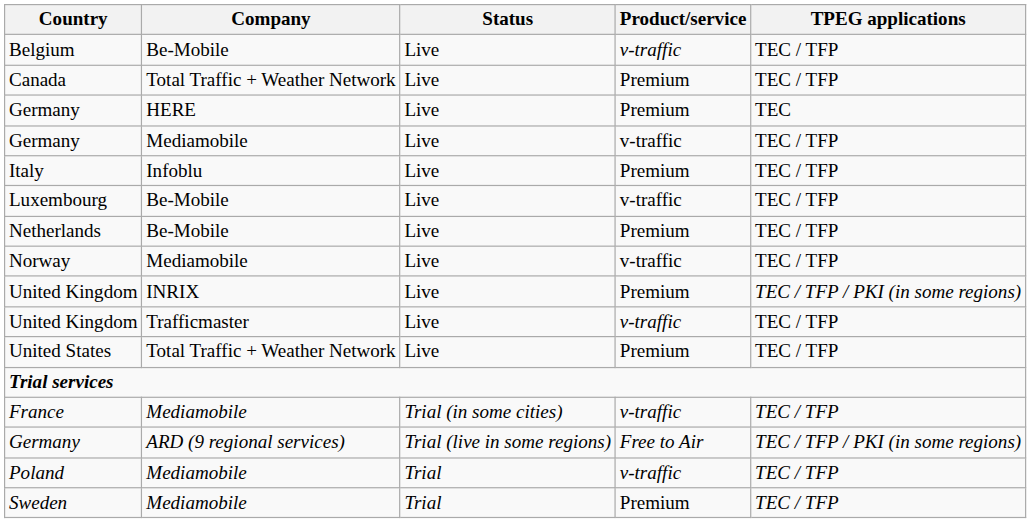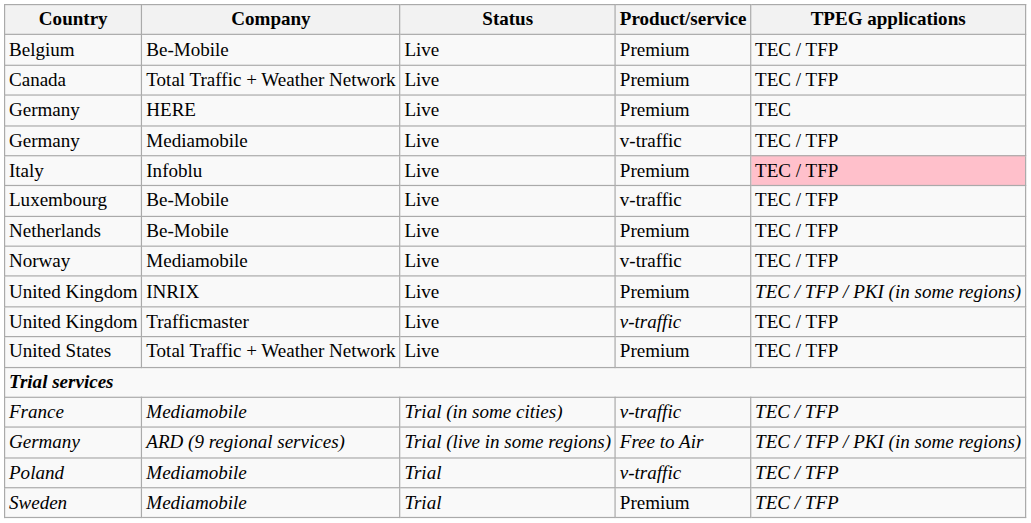(650, 49) v-traffic -> (655, 49) Premium
(797, 170) no background -> (797, 170) pink background
